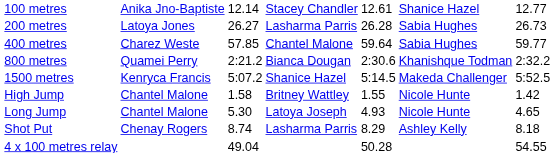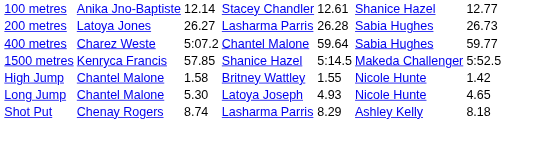(243, 43) 57.85 -> (201, 43) 5:07.2
- row: (36, 60)
(245, 78) 5:07.2 -> (200, 60) 57.85
- row: (61, 146)
